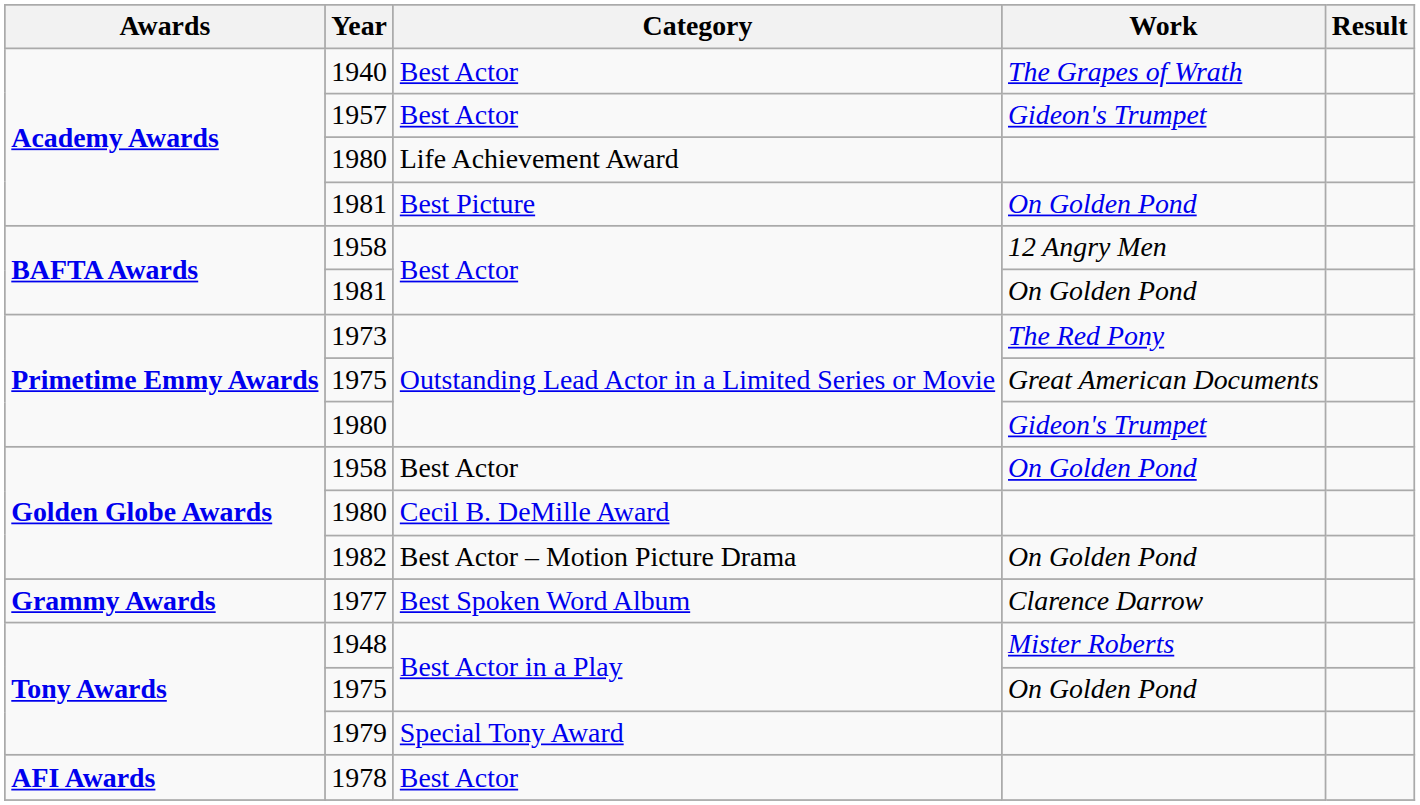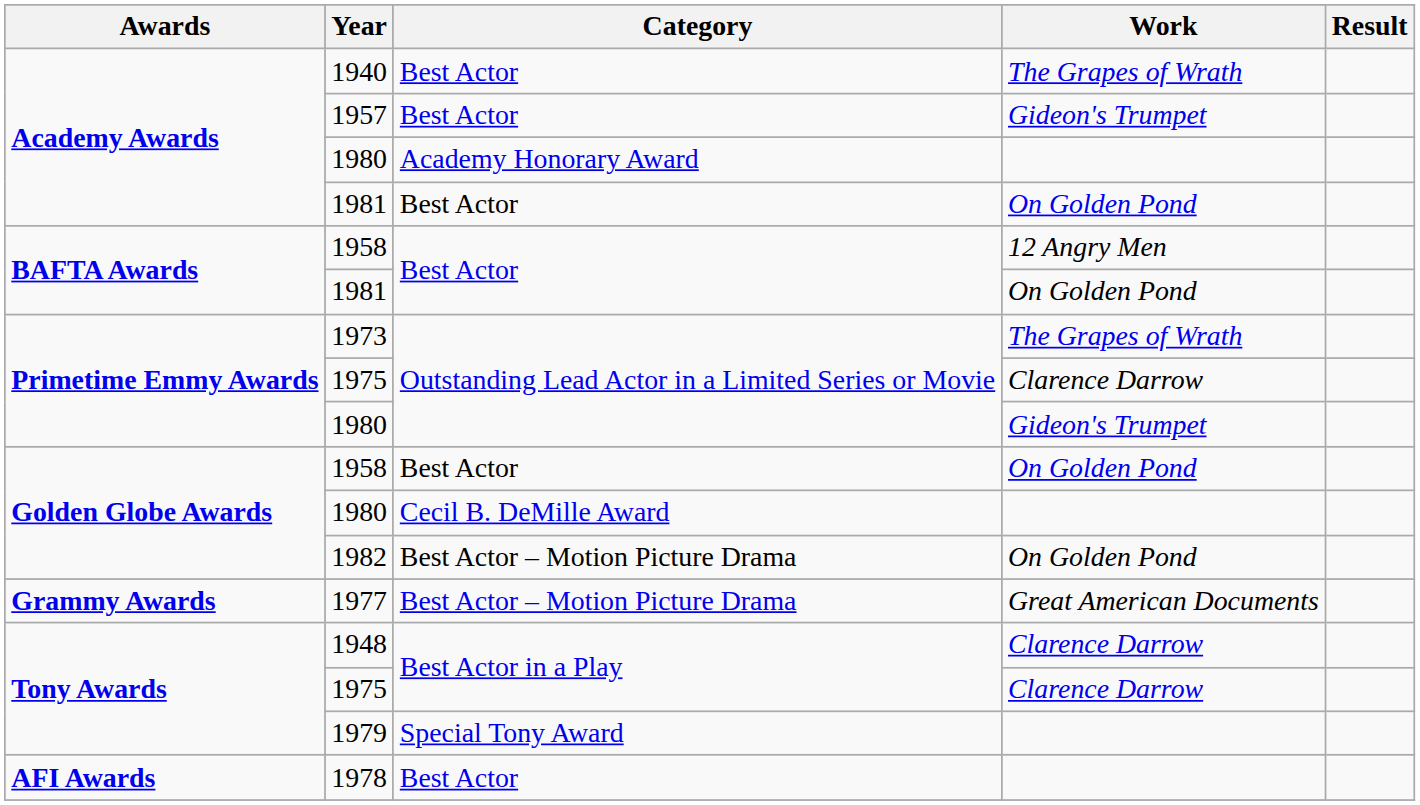(539, 159) Life Achievement Award -> (549, 159) Academy Honorary Award
(467, 203) Best Picture -> (459, 203) Best Actor
(1086, 335) The Red Pony -> (1125, 335) The Grapes of Wrath
(1163, 379) Great American Documents -> (1106, 379) Clarence Darrow
(545, 600) Best Spoken Word Album -> (598, 600) Best Actor – Motion Picture Drama
(1106, 600) Clarence Darrow -> (1163, 600) Great American Documents
(1091, 644) Mister Roberts -> (1106, 644) Clarence Darrow
(1102, 688) On Golden Pond -> (1106, 688) Clarence Darrow
